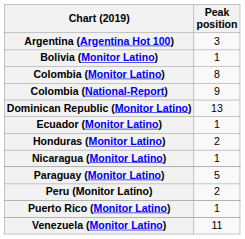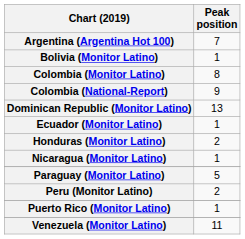(217, 41) 3 -> (217, 41) 7
